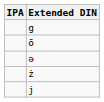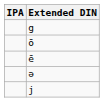+ row: (31, 58)
- row: (31, 74)
